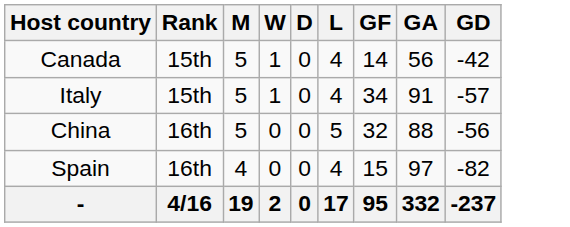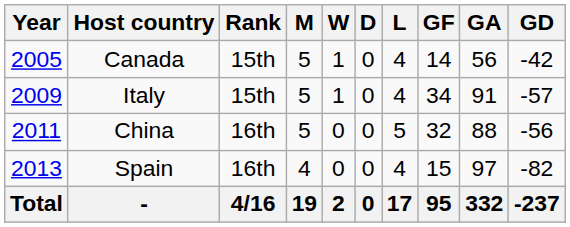+ column: (36, 22)
